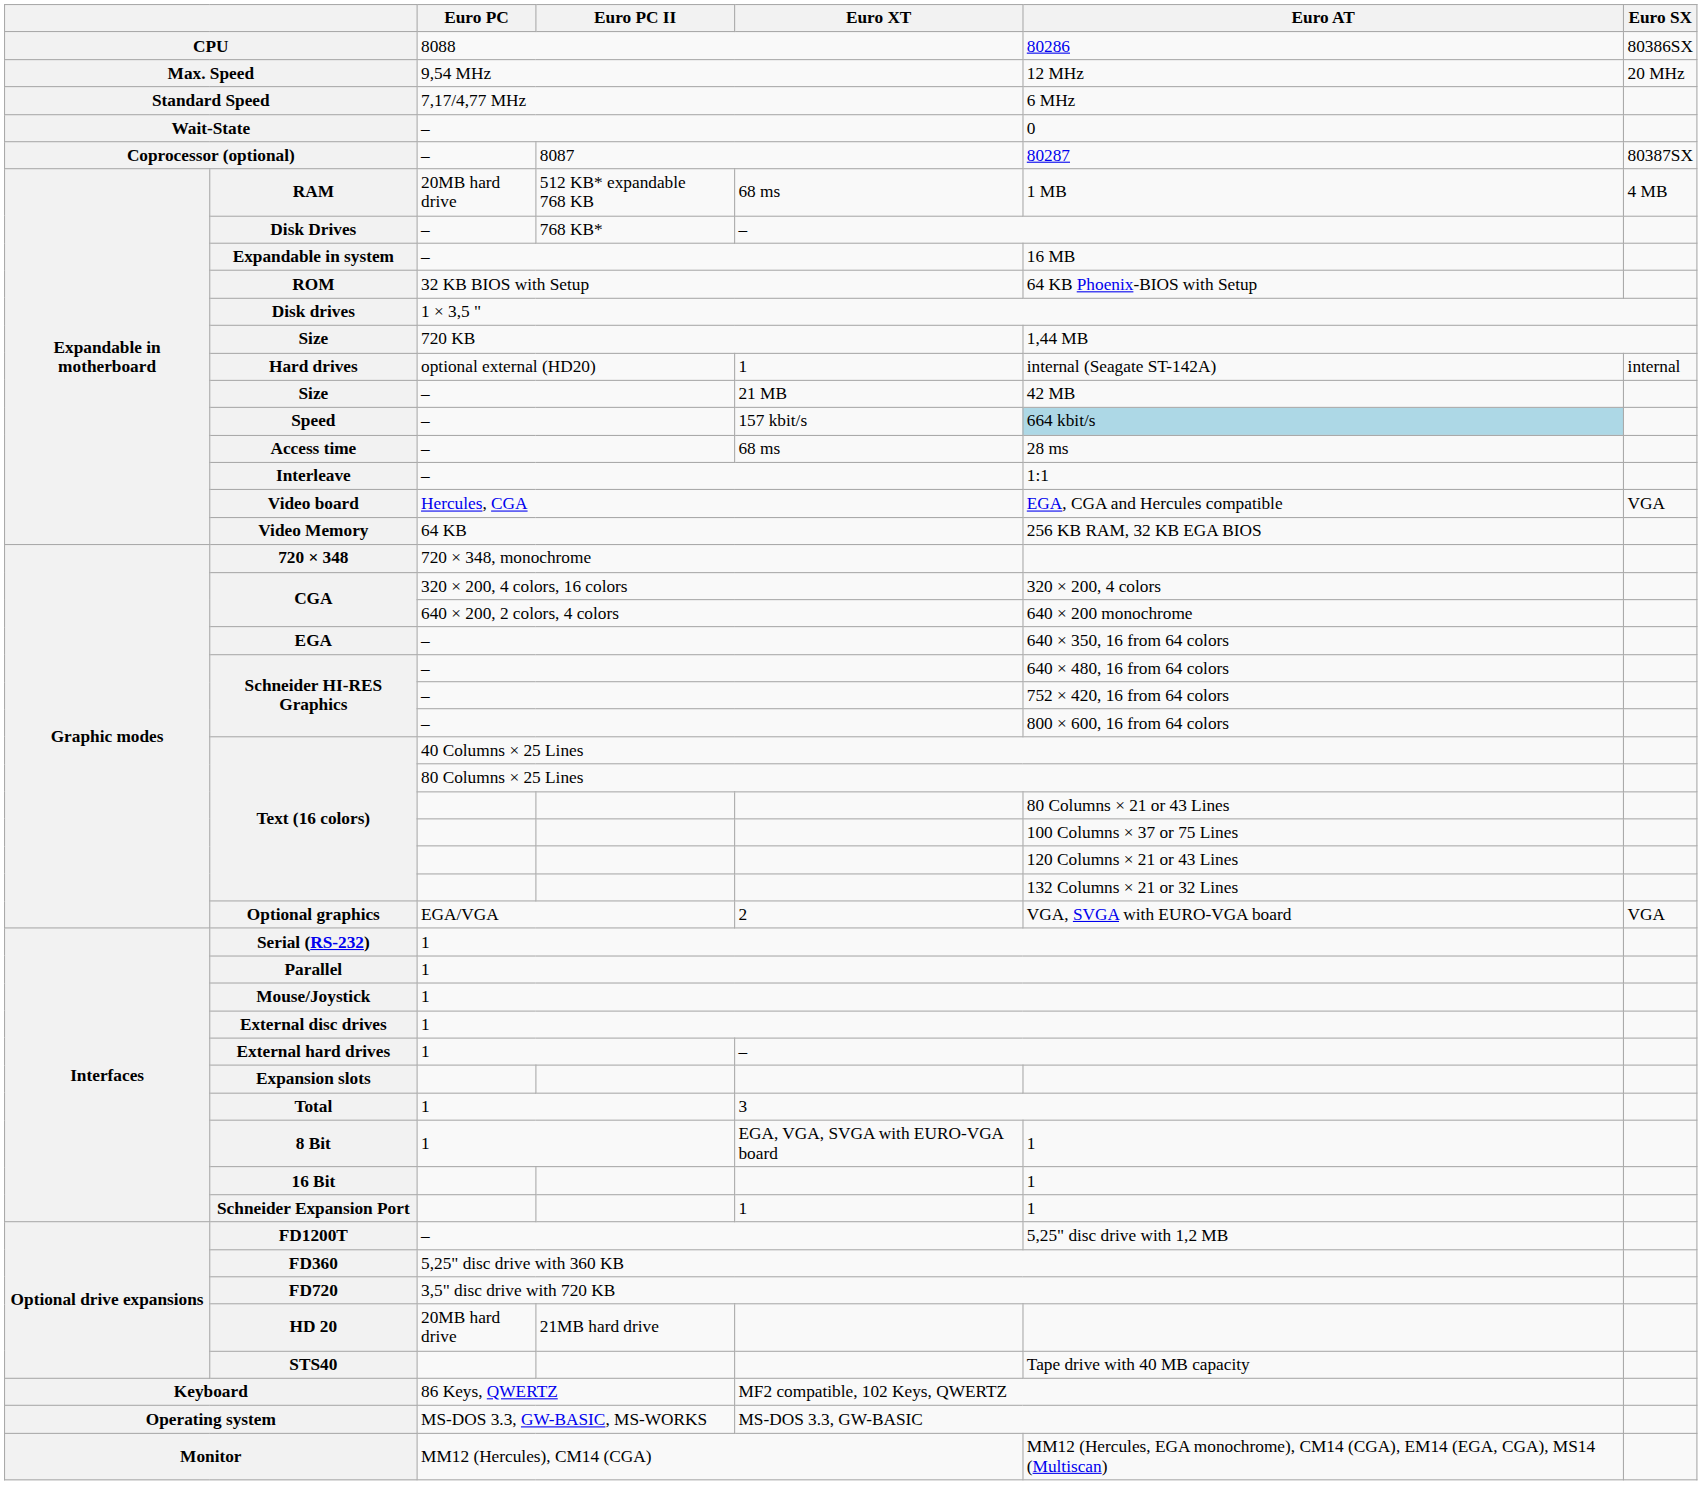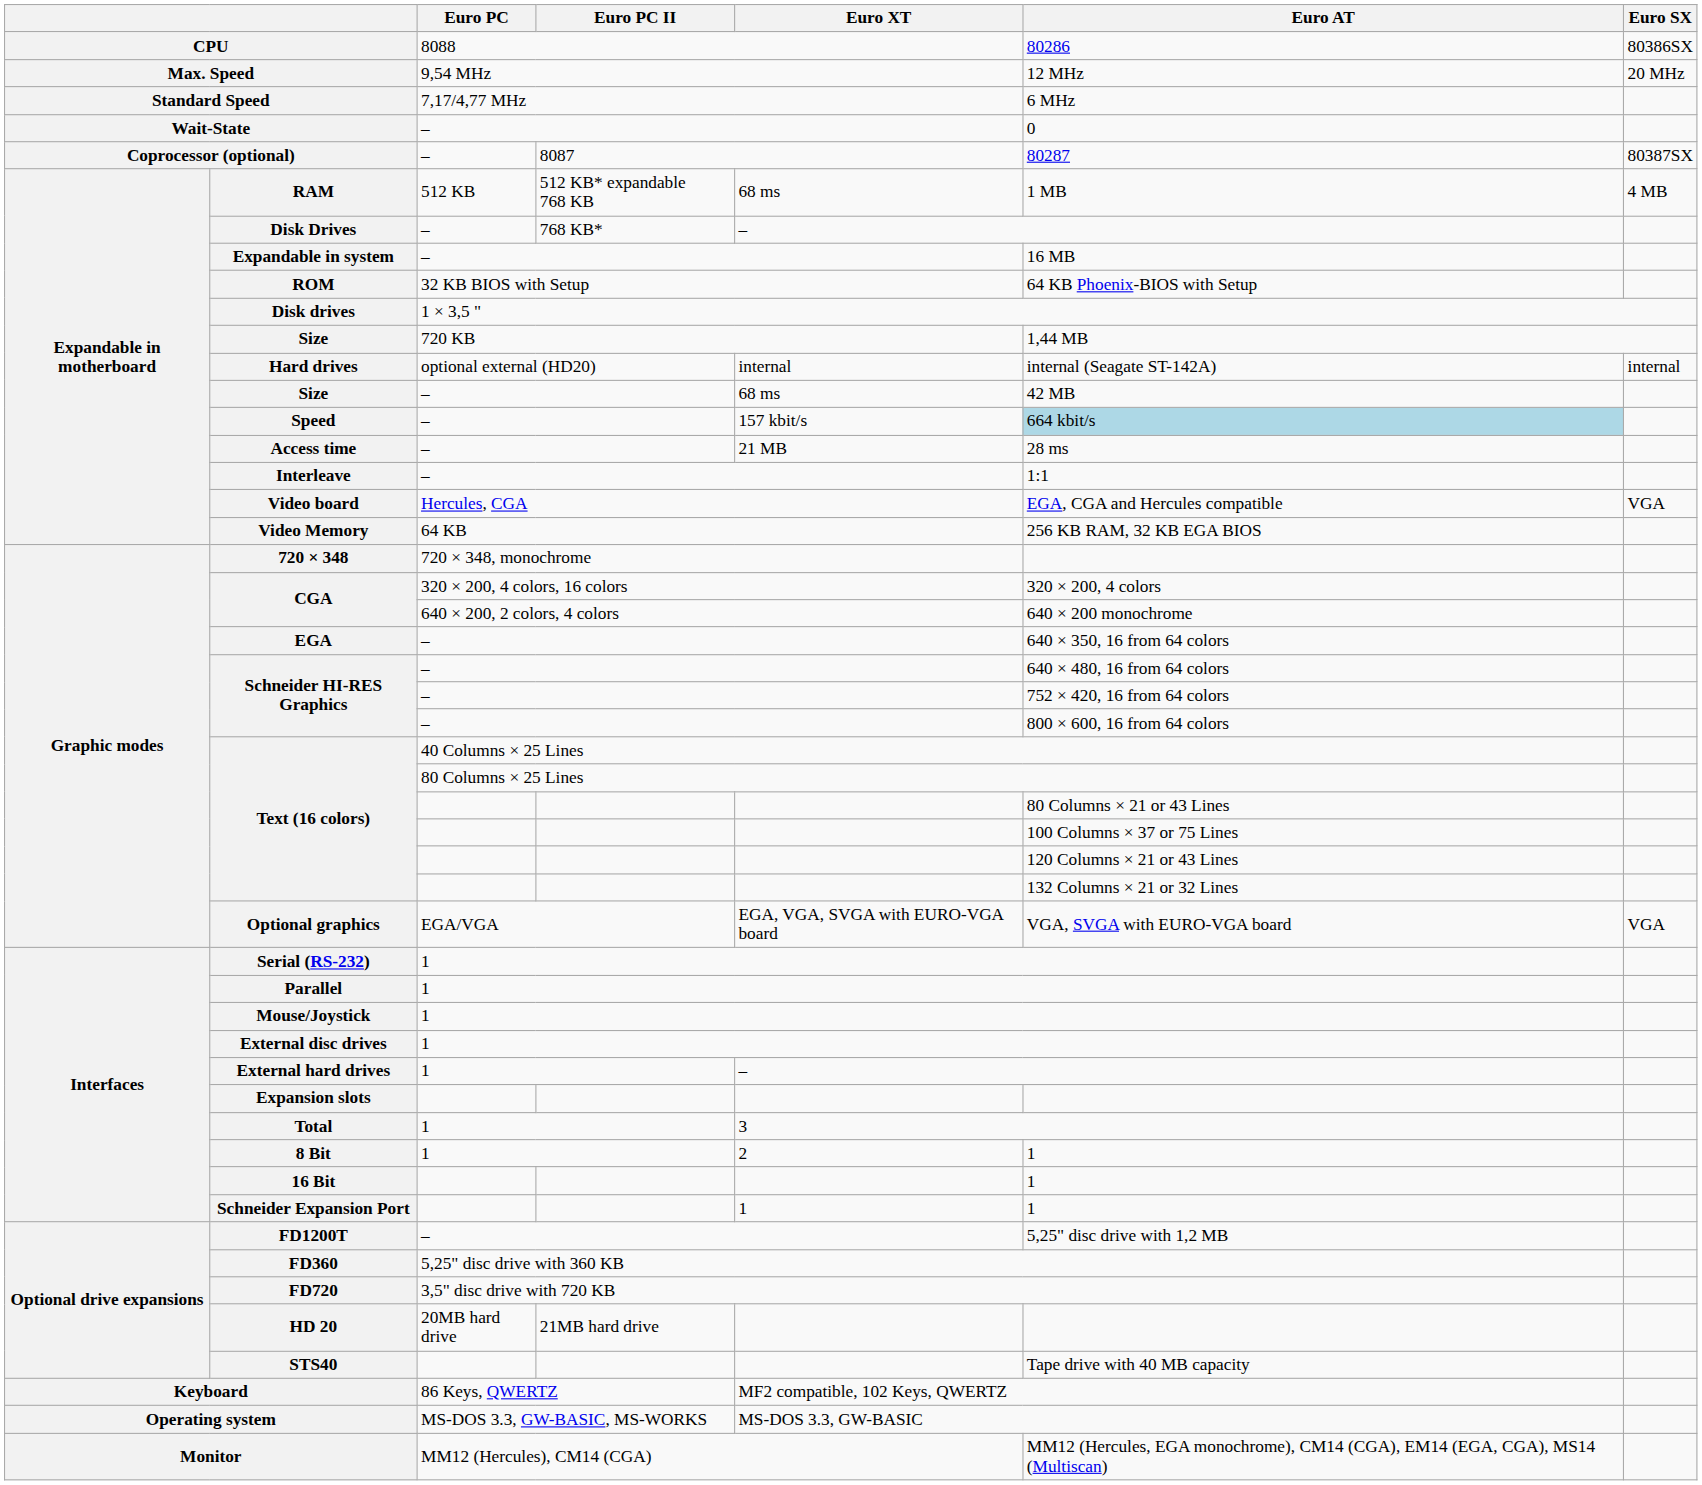(461, 192) 20MB hard drive -> (448, 192) 512 KB
(743, 366) 1 -> (765, 366) internal
(763, 393) 21 MB -> (759, 393) 68 ms
(759, 448) 68 ms -> (763, 448) 21 MB
(743, 914) 2 -> (871, 924) EGA, VGA, SVGA with EURO-VGA board
(871, 1143) EGA, VGA, SVGA with EURO-VGA board -> (743, 1153) 2
